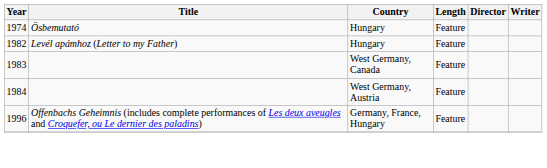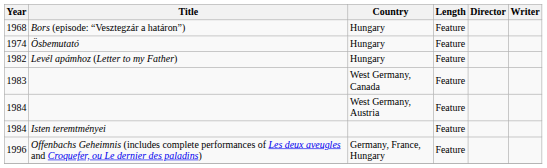+ row: (17, 28)
+ row: (17, 129)
